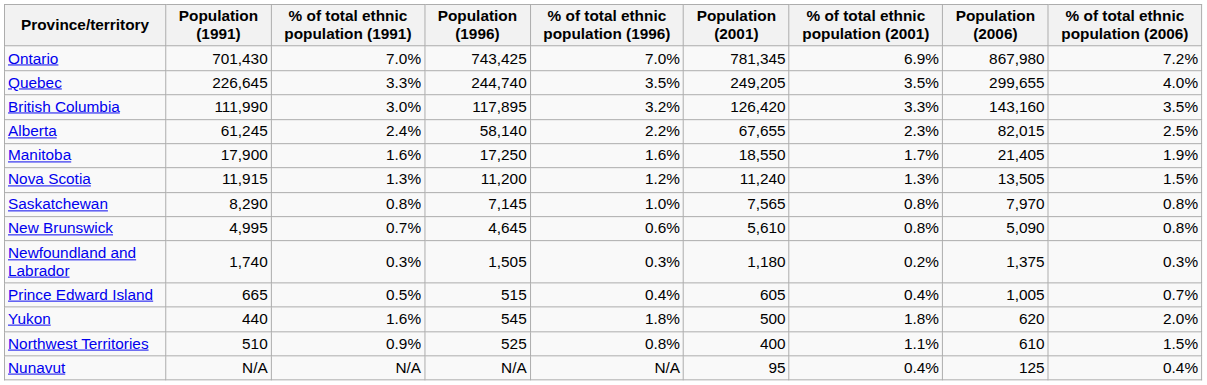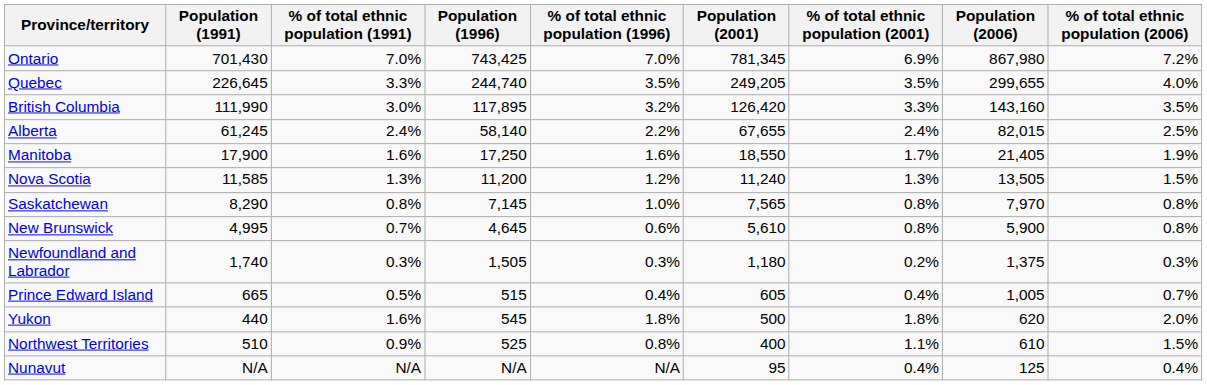(921, 131) 2.3% -> (921, 131) 2.4%
(245, 180) 11,915 -> (245, 180) 11,585
(1025, 228) 5,090 -> (1025, 228) 5,900
